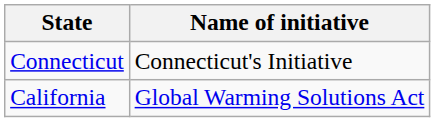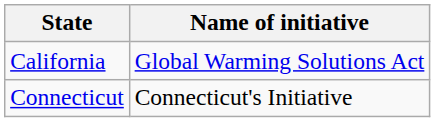rows swapped: (58, 97) <-> (67, 60)
